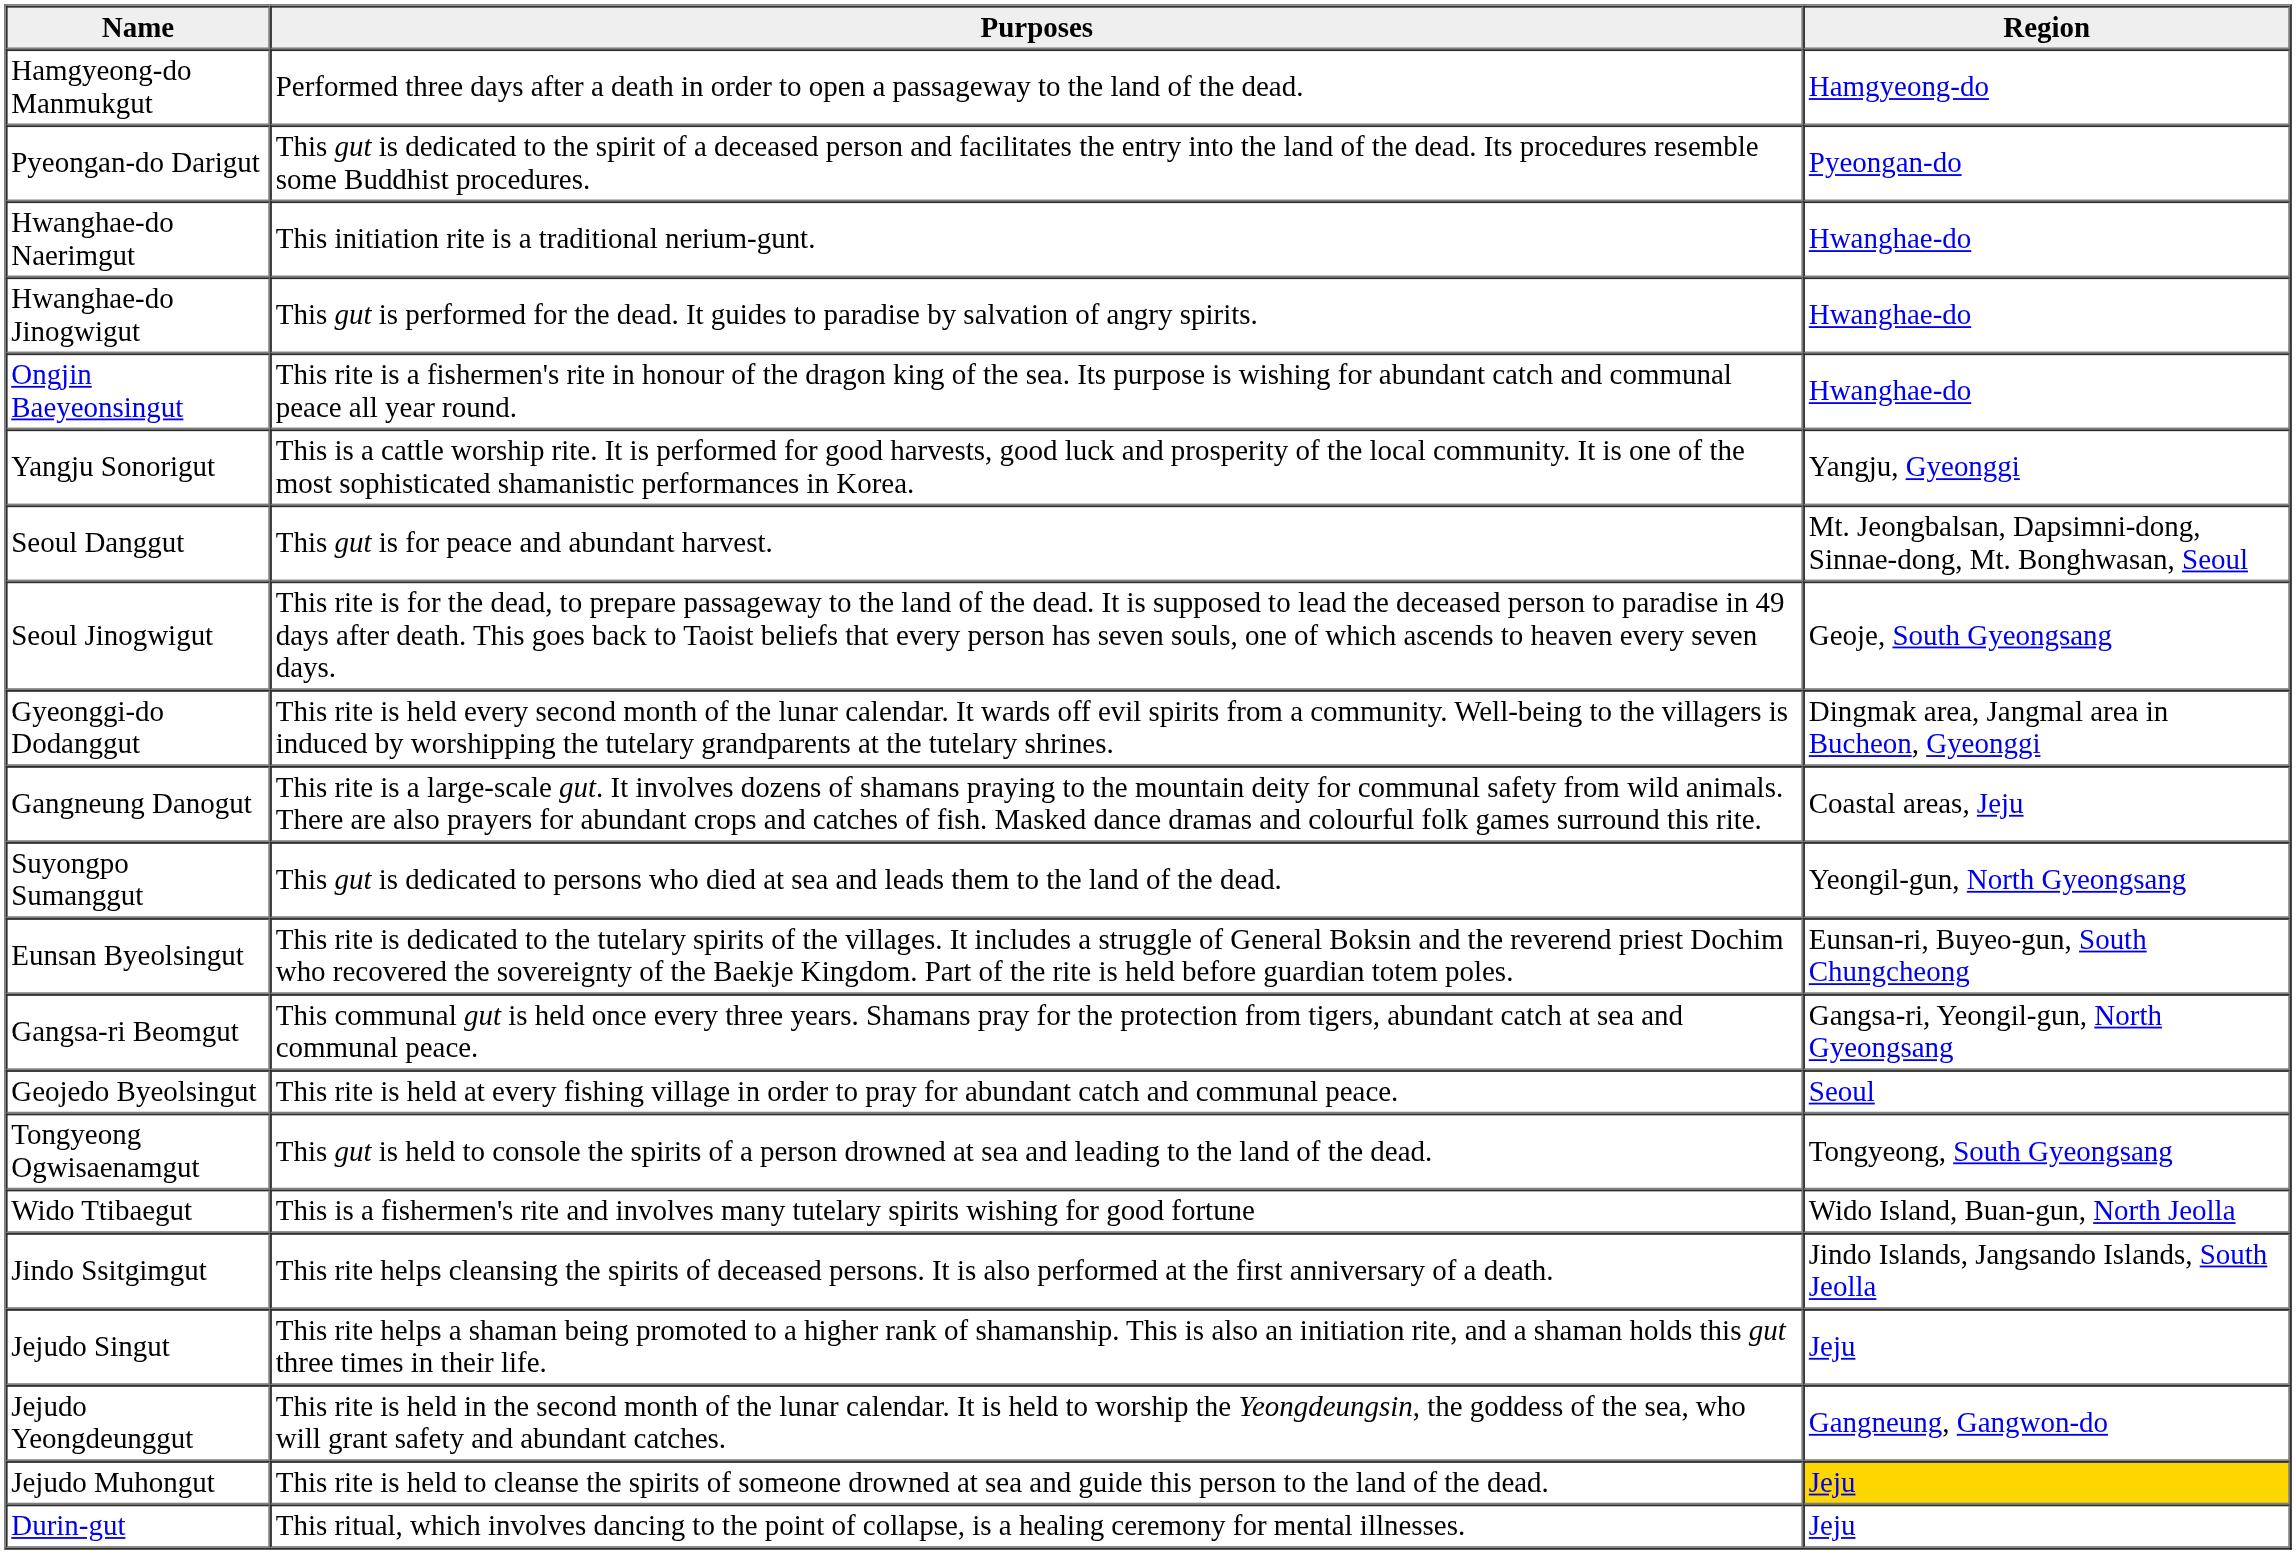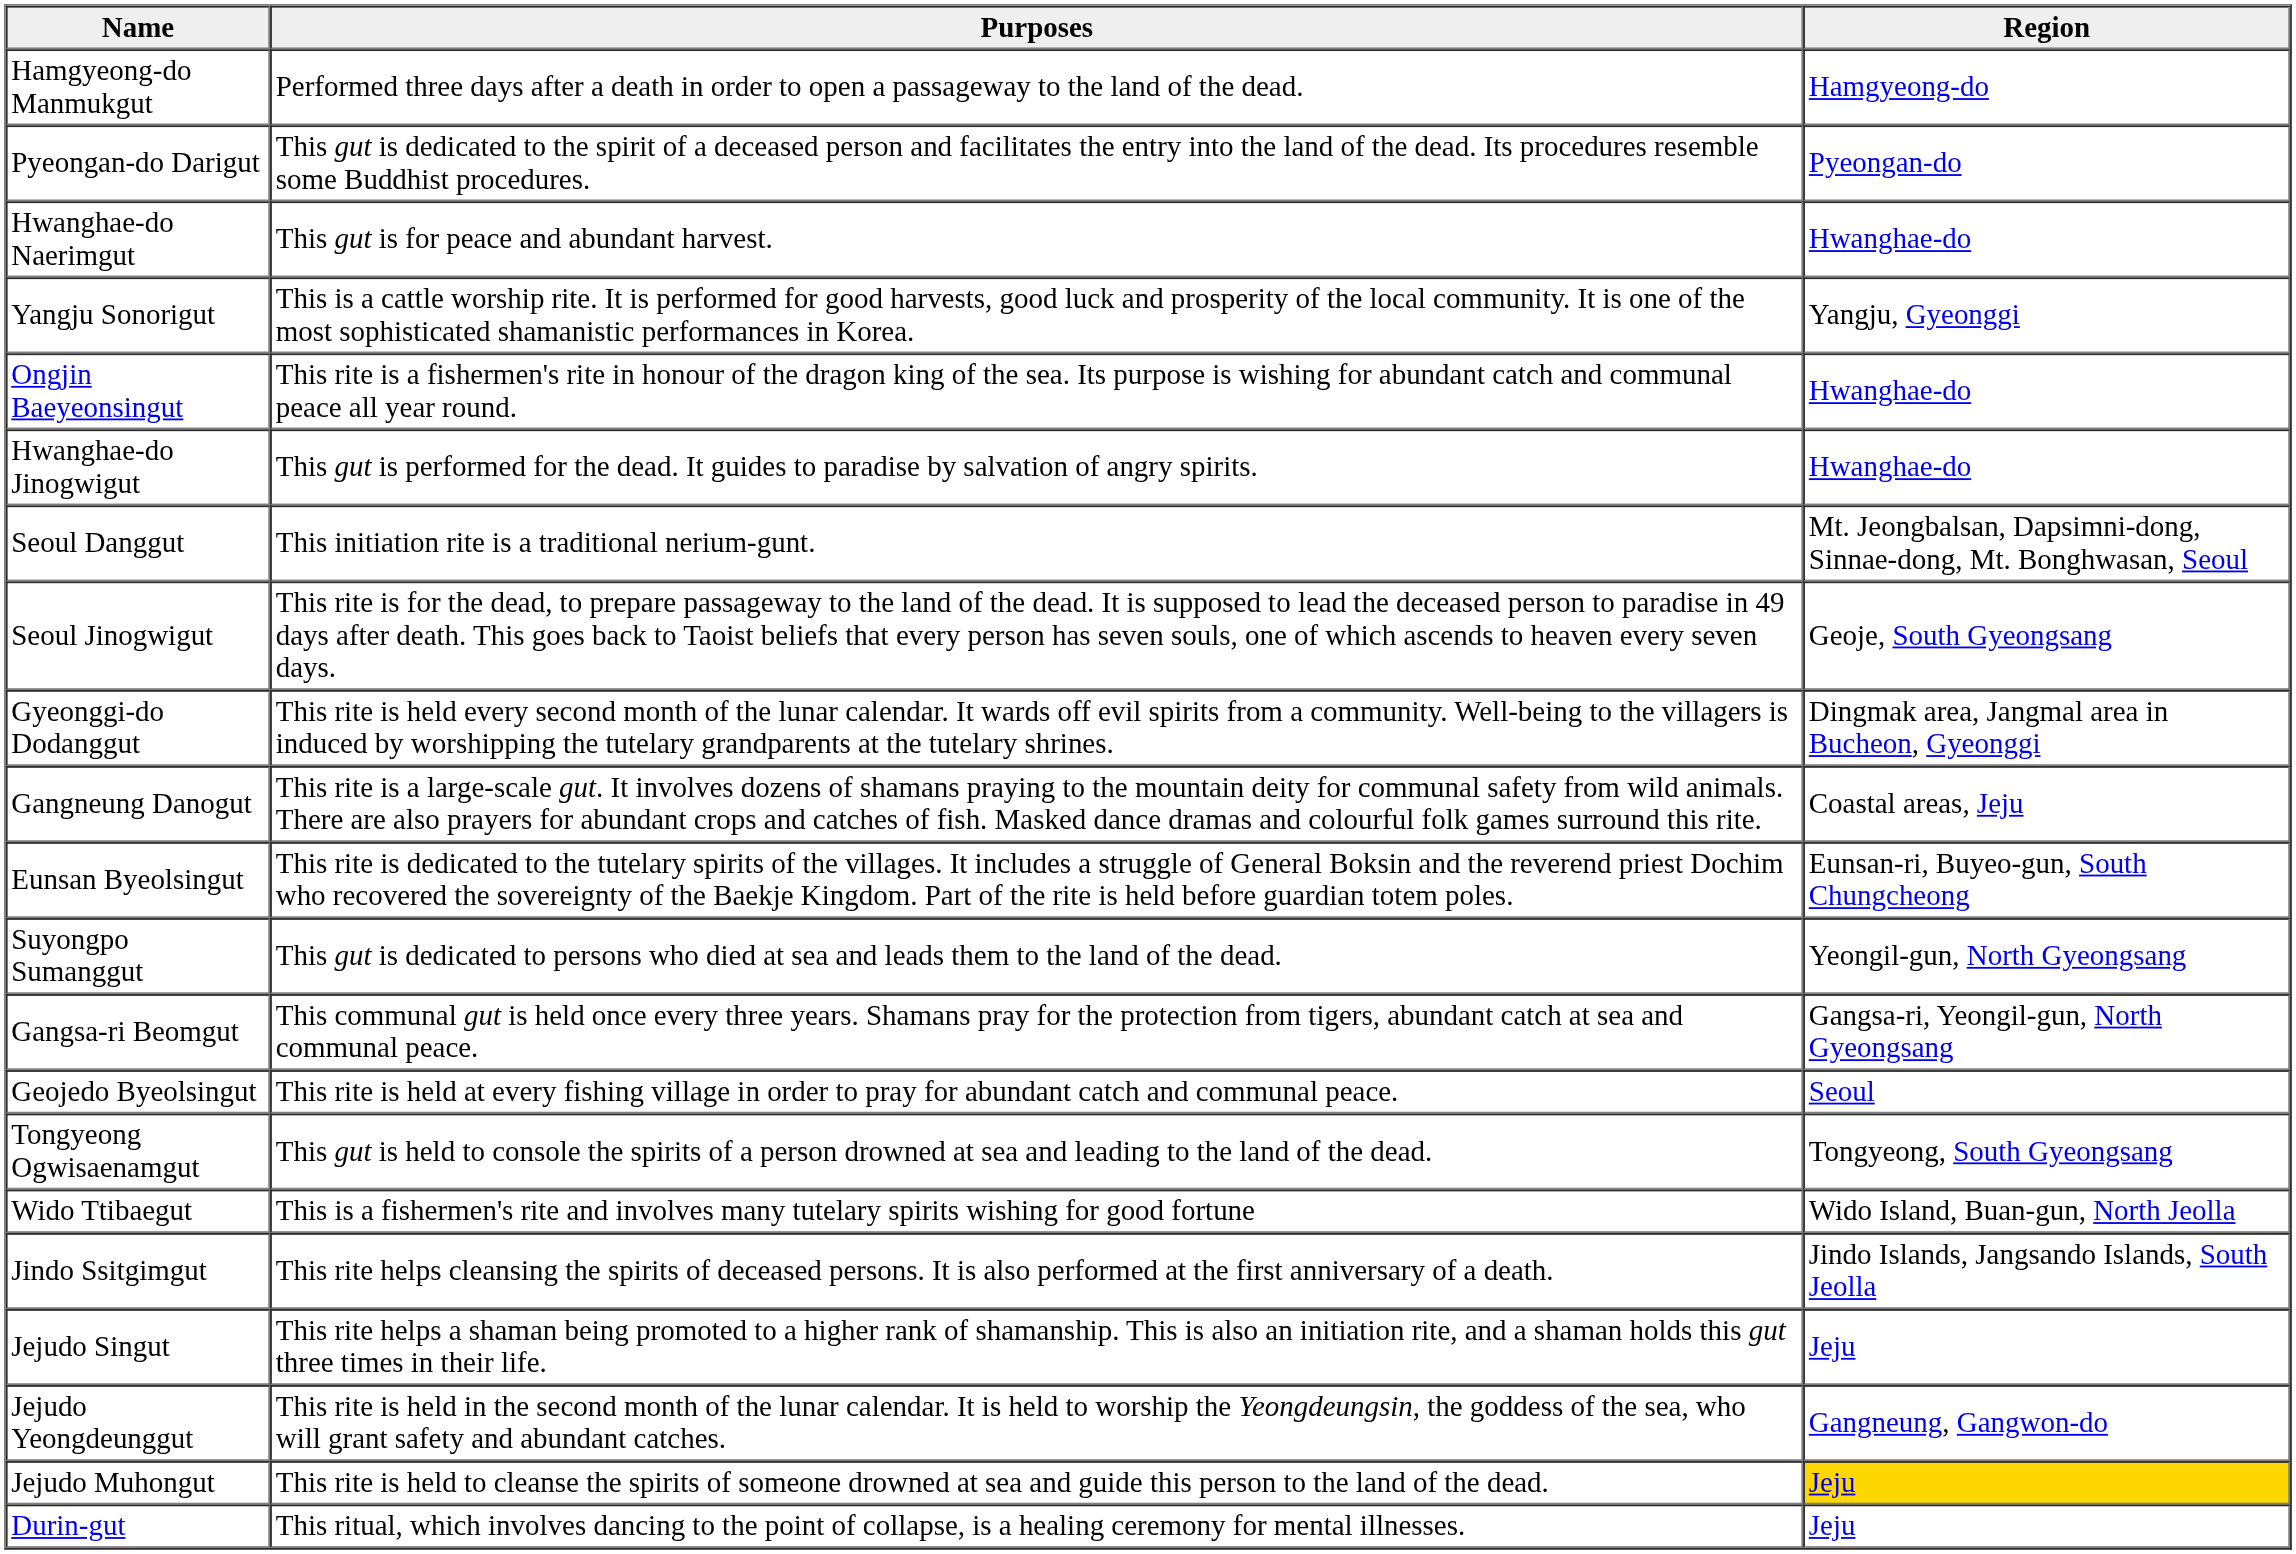(546, 238) This initiation rite is a traditional nerium-gunt. -> (524, 238) This gut is for peace and abundant harvest.
rows swapped: (92, 314) <-> (113, 466)
(524, 542) This gut is for peace and abundant harvest. -> (546, 542) This initiation rite is a traditional nerium-gunt.
rows swapped: (127, 955) <-> (77, 879)
